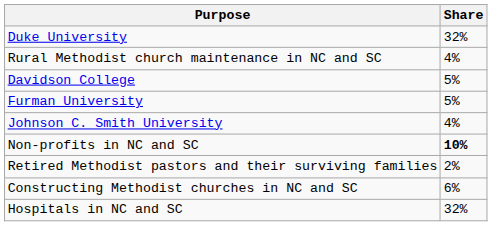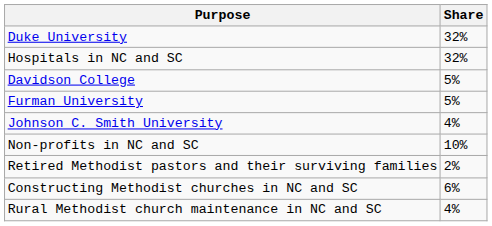rows swapped: (95, 210) <-> (195, 59)
(456, 145) bold -> (456, 145) normal
